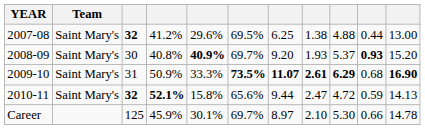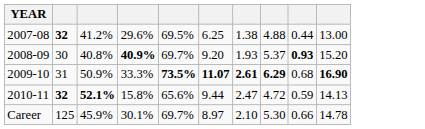- column: (87, 14)
